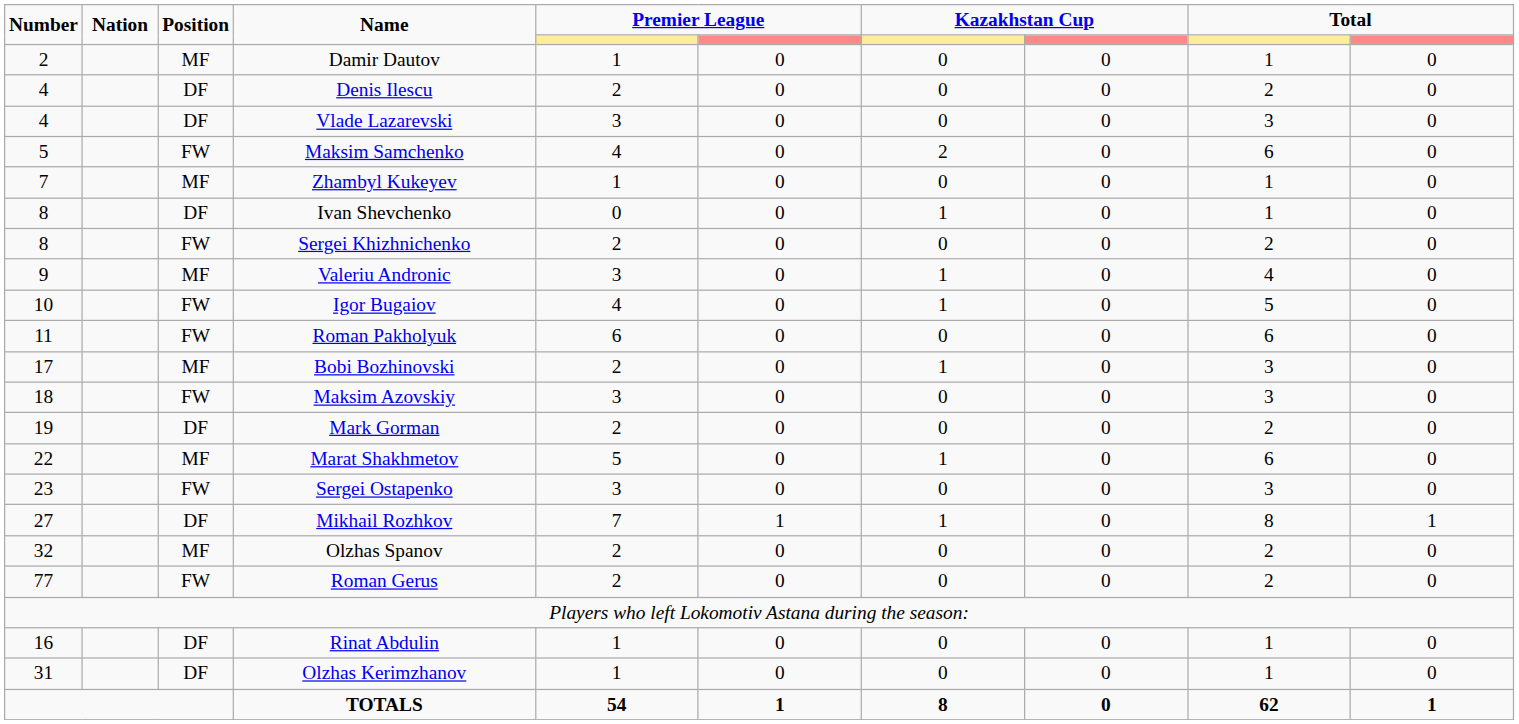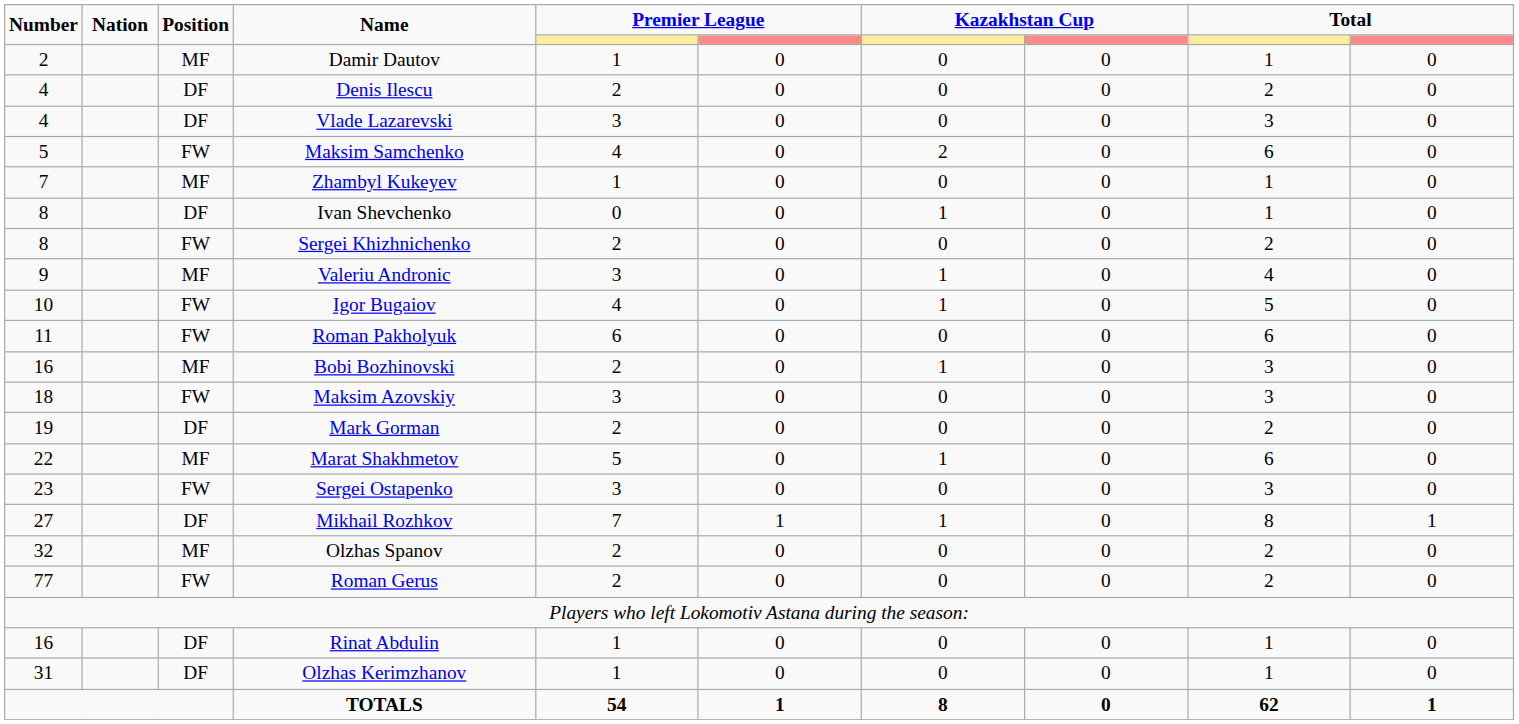(43, 366) 17 -> (43, 366) 16
